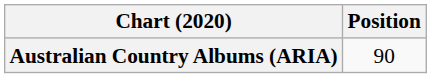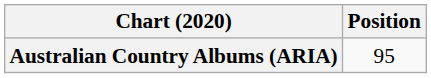(384, 55) 90 -> (384, 55) 95
